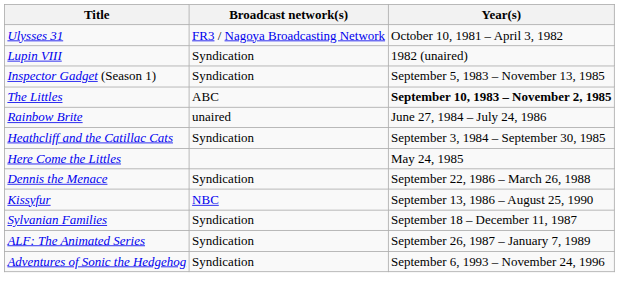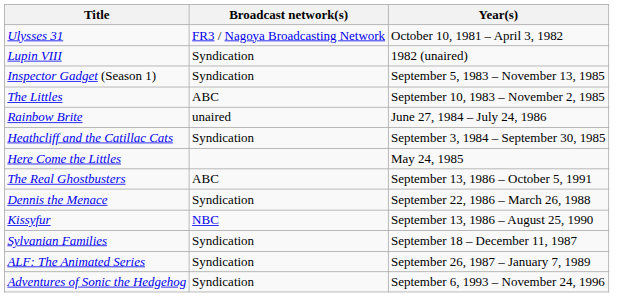(501, 96) bold -> (498, 96) normal
+ row: (66, 179)
